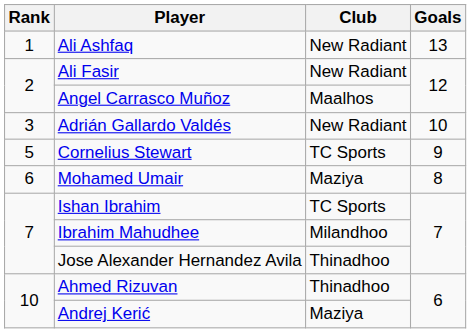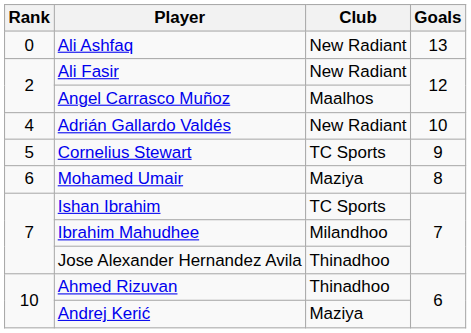(29, 44) 1 -> (29, 44) 0
(29, 125) 3 -> (29, 125) 4
